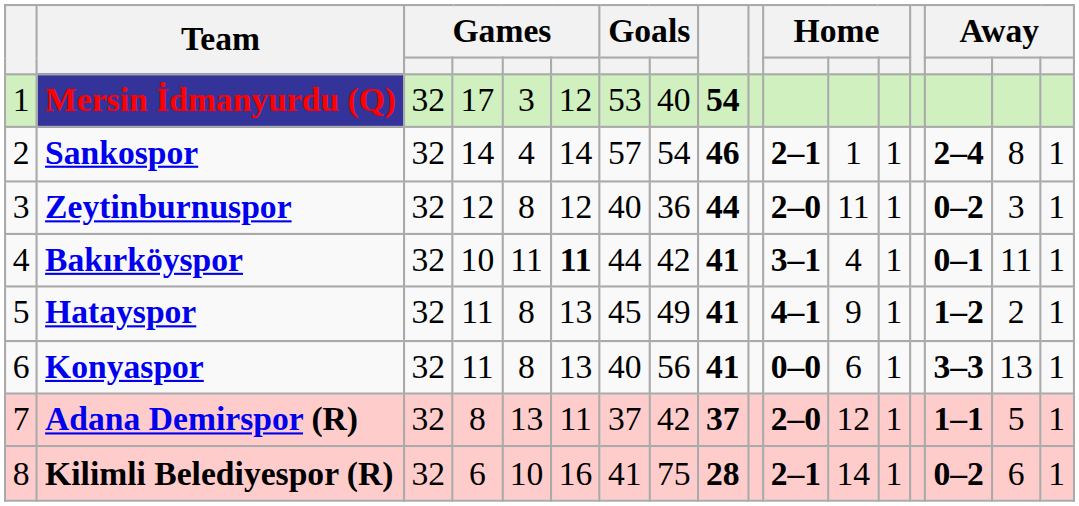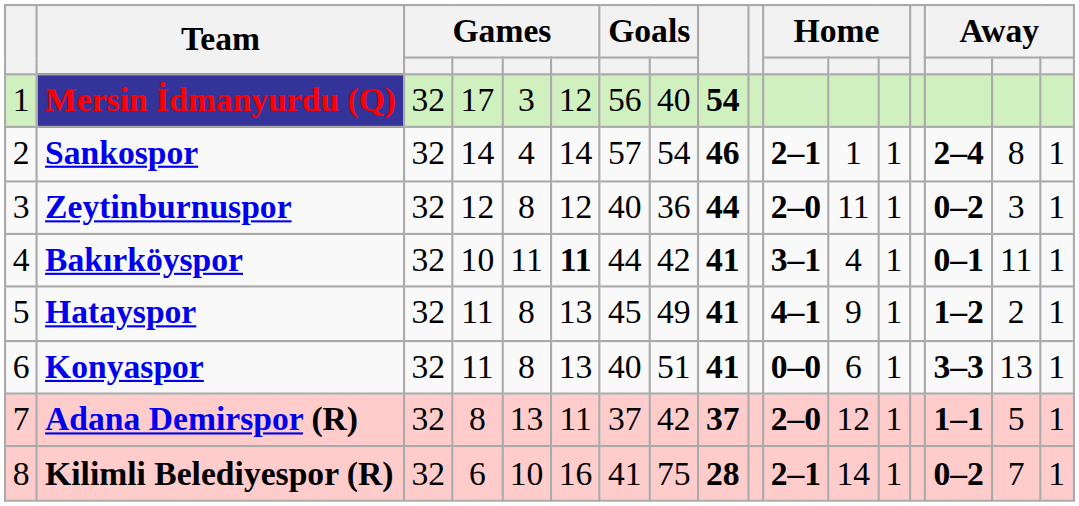(625, 99) 53 -> (625, 99) 56
(674, 366) 56 -> (674, 366) 51
(1016, 472) 6 -> (1016, 472) 7
